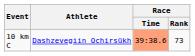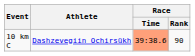(179, 40) 73 -> (179, 40) 90
